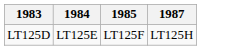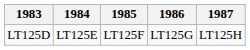+ column: (172, 14)
